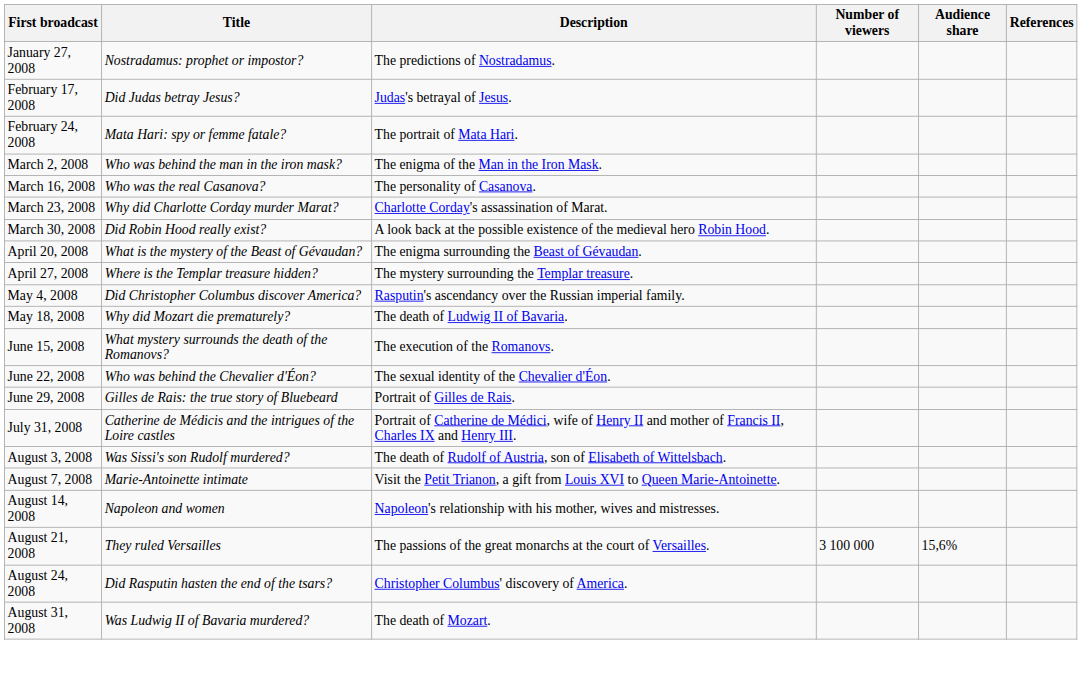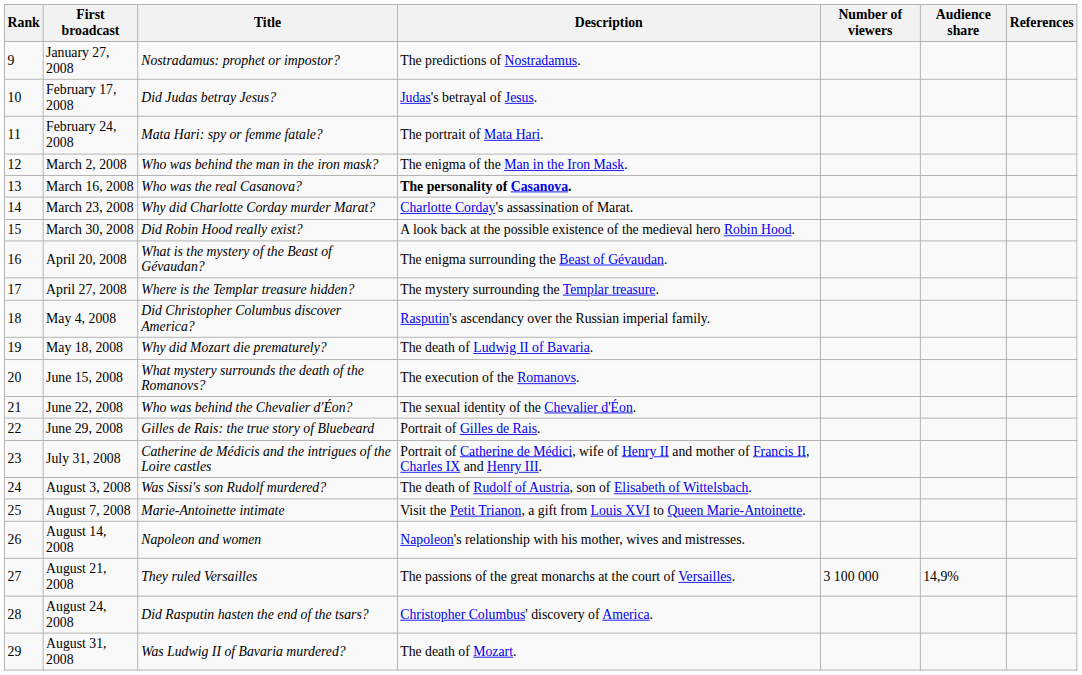+ column: (24, 23)
(455, 186) normal -> (486, 186) bold
(939, 546) 15,6% -> (941, 577) 14,9%
